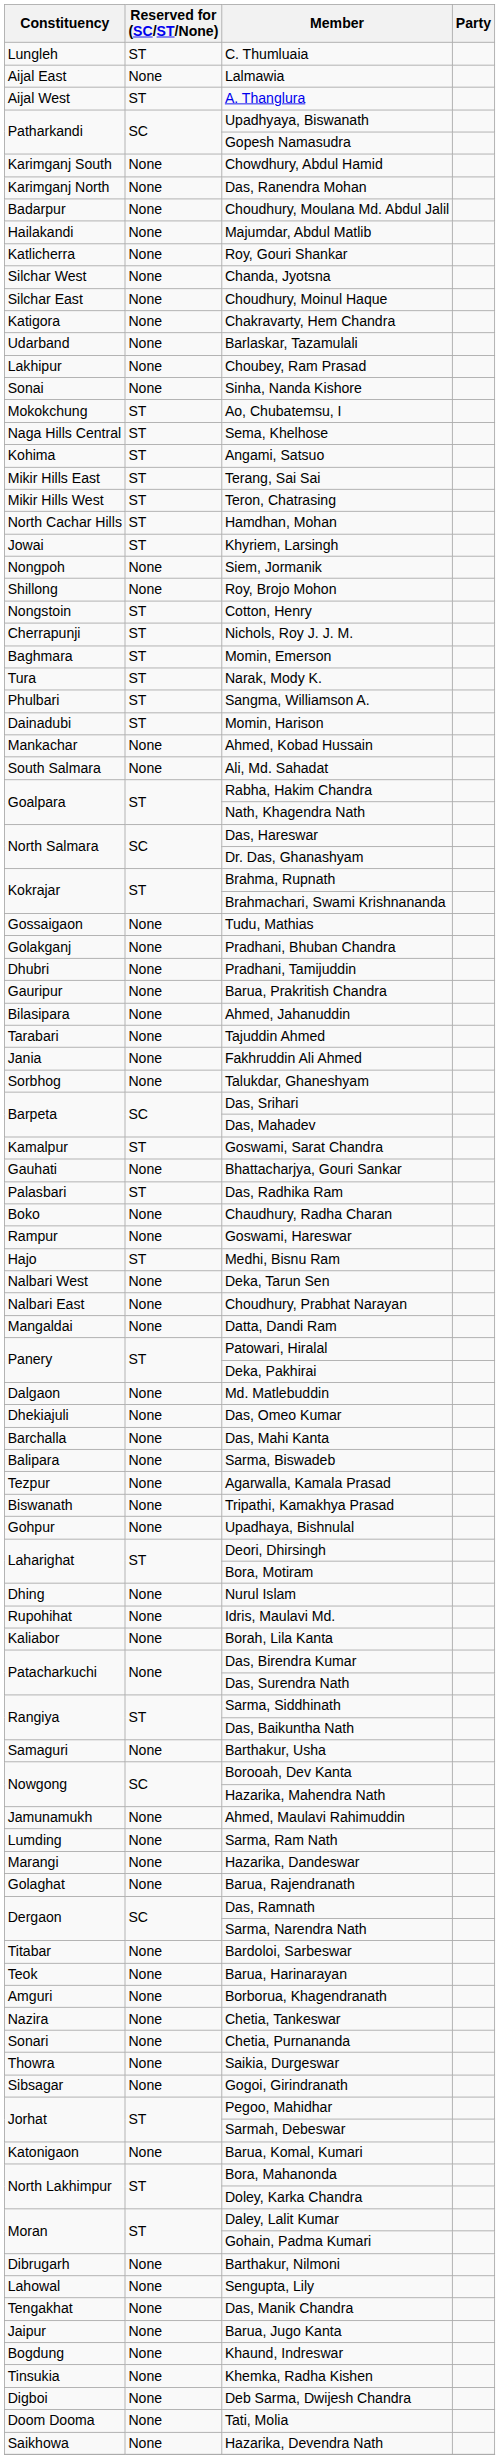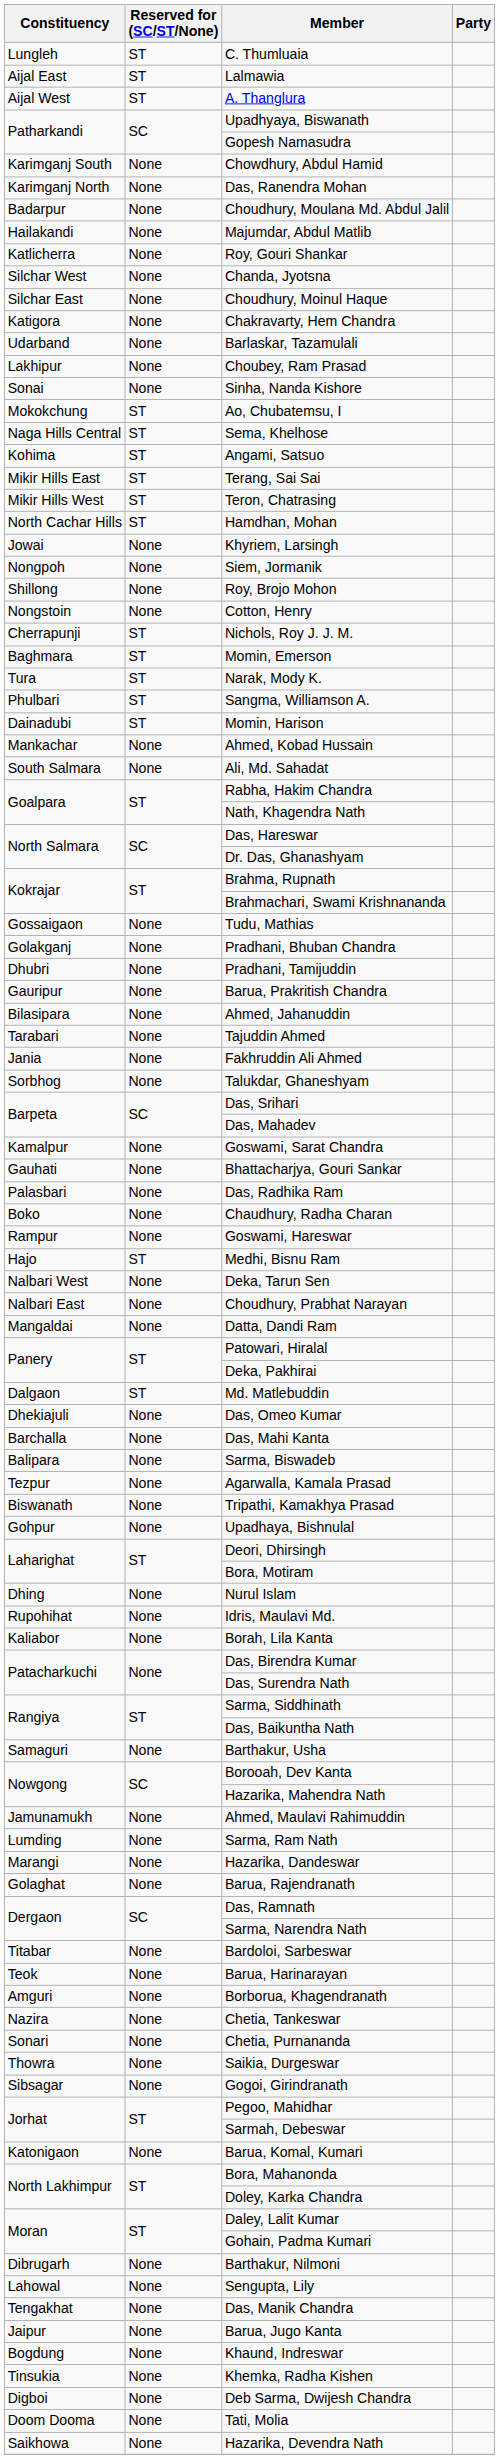(145, 76) None -> (137, 76) ST
(137, 545) ST -> (145, 545) None
(137, 612) ST -> (145, 612) None
(137, 1148) ST -> (145, 1148) None
(137, 1192) ST -> (145, 1192) None
(145, 1393) None -> (137, 1393) ST
